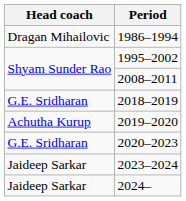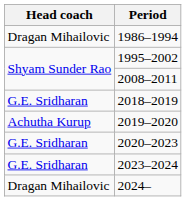(47, 164) Jaideep Sarkar -> (48, 164) G.E. Sridharan
(47, 185) Jaideep Sarkar -> (58, 185) Dragan Mihailovic
